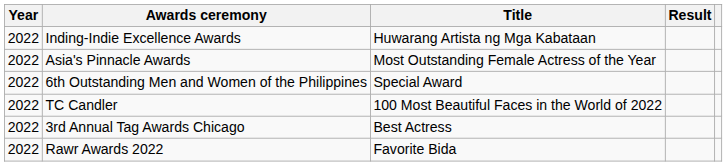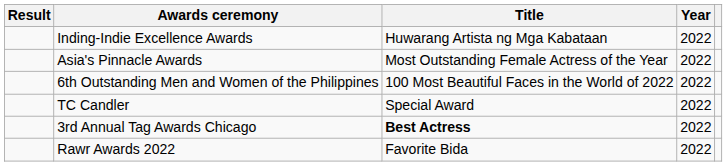columns swapped: (23, 15) <-> (690, 15)
(418, 82) Special Award -> (529, 82) 100 Most Beautiful Faces in the World of 2022
(518, 104) 100 Most Beautiful Faces in the World of 2022 -> (430, 104) Special Award
(413, 127) normal -> (428, 127) bold
